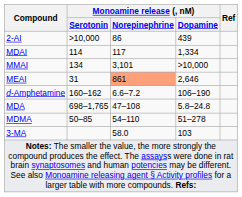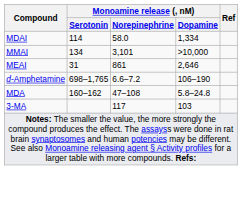- row: (14, 38)
(119, 52) 117 -> (120, 38) 58.0
(119, 79) lightsalmon background -> (119, 65) no background
(85, 92) 160–162 -> (89, 79) 698–1,765
(89, 106) 698–1,765 -> (85, 92) 160–162
- row: (19, 120)
(120, 133) 58.0 -> (119, 106) 117
